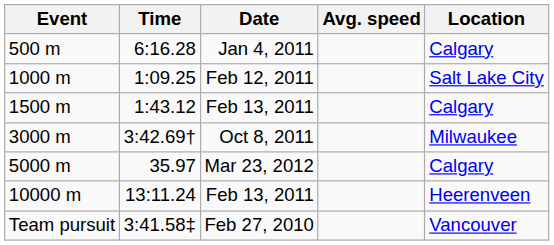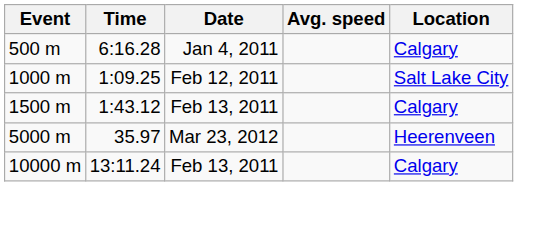- row: (40, 136)
(461, 166) Calgary -> (444, 136) Heerenveen
(480, 195) Heerenveen -> (426, 166) Calgary
- row: (62, 225)
